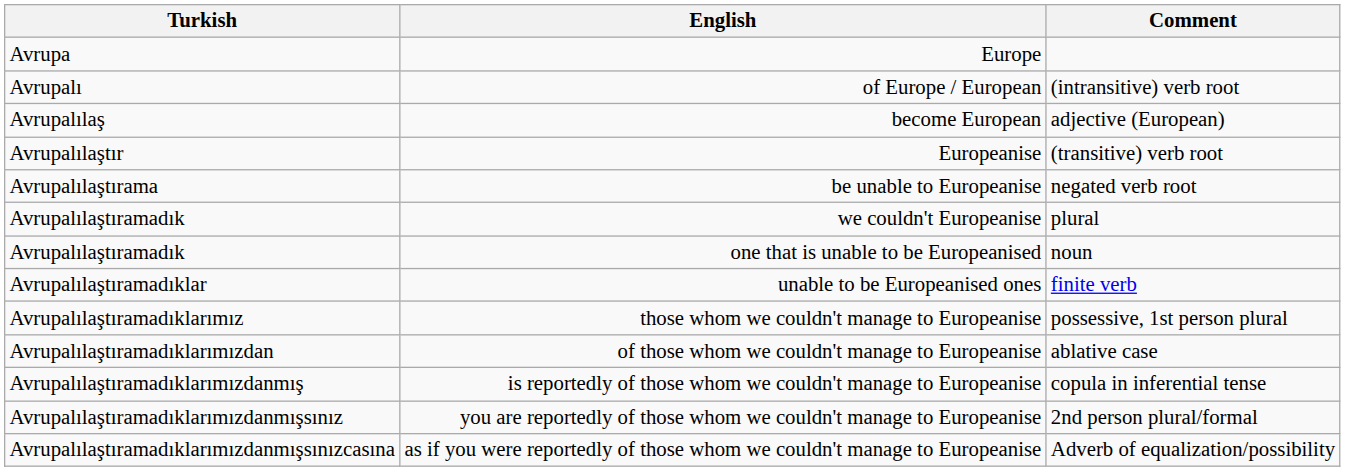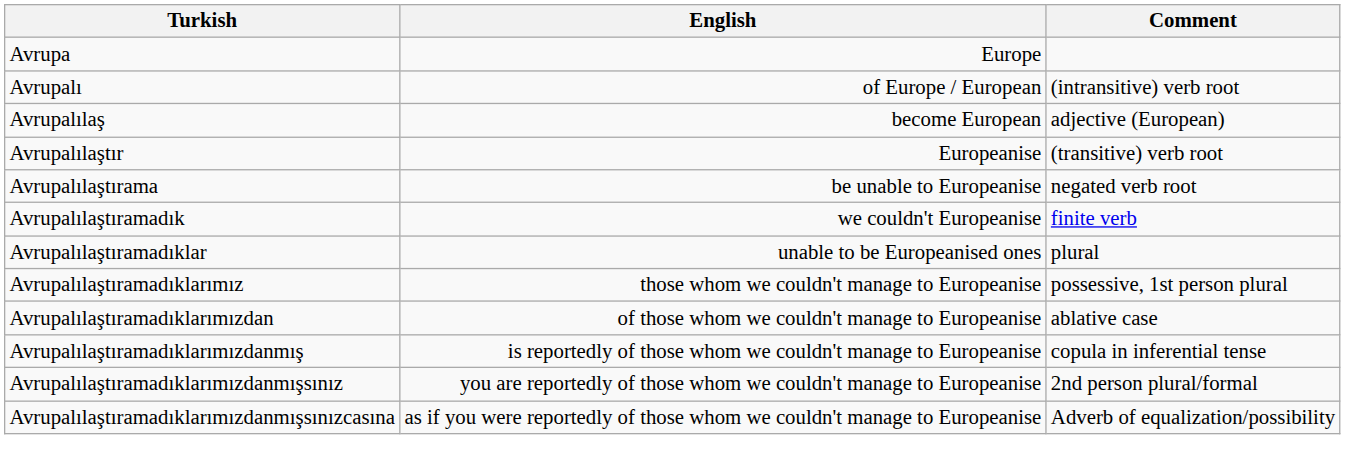(1075, 218) plural -> (1094, 218) finite verb
- row: (886, 251)
(1094, 284) finite verb -> (1075, 251) plural
